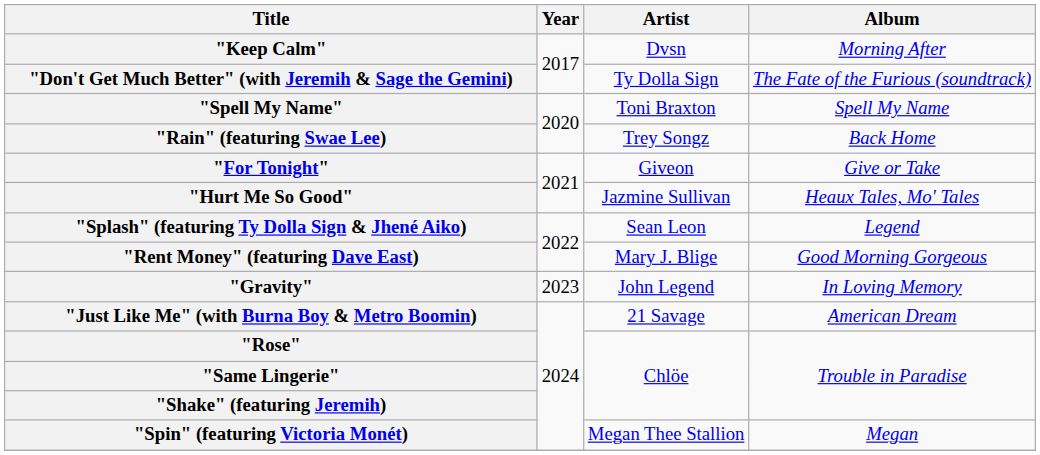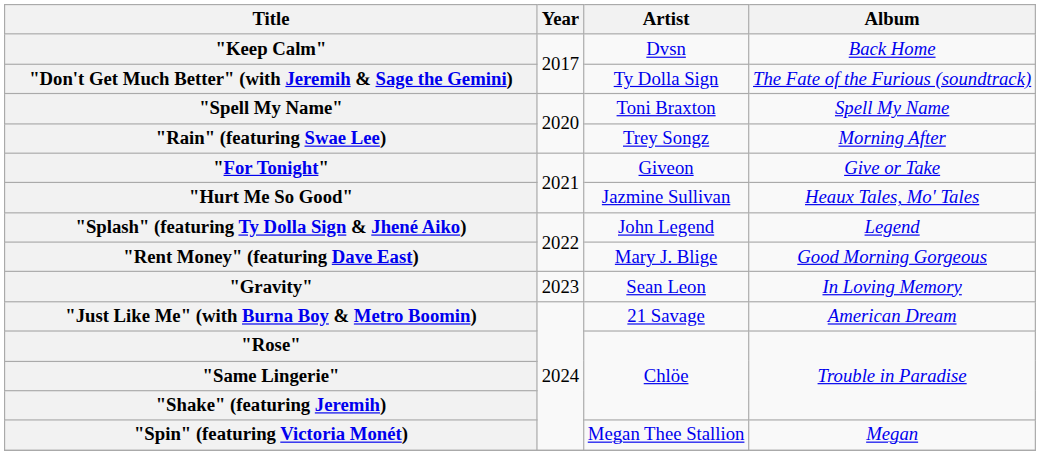(892, 49) Morning After -> (892, 49) Back Home
(892, 138) Back Home -> (892, 138) Morning After
(666, 227) Sean Leon -> (666, 227) John Legend
(666, 286) John Legend -> (666, 286) Sean Leon
